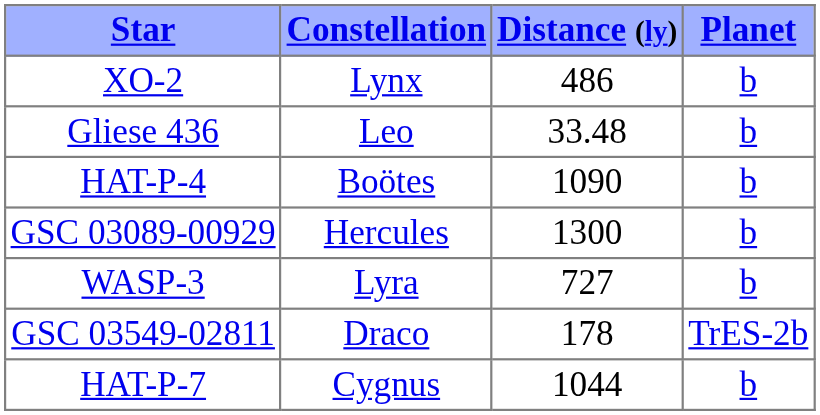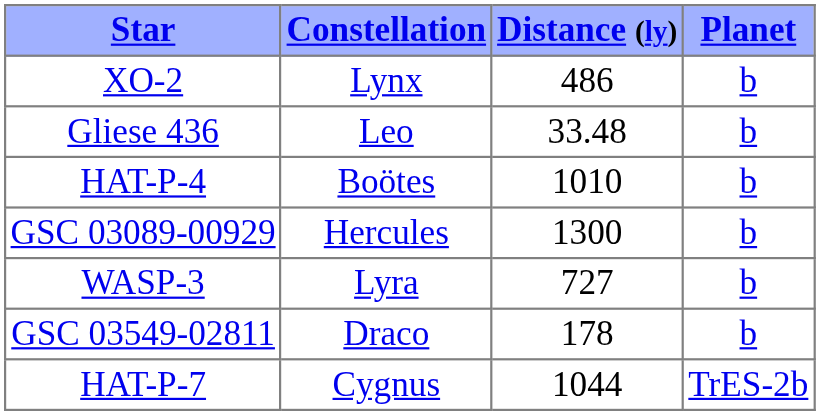(587, 181) 1090 -> (587, 181) 1010
(748, 333) TrES-2b -> (748, 333) b
(748, 384) b -> (748, 384) TrES-2b
